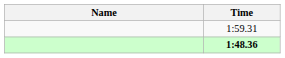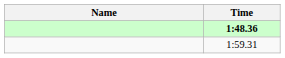rows swapped: (242, 45) <-> (242, 28)
